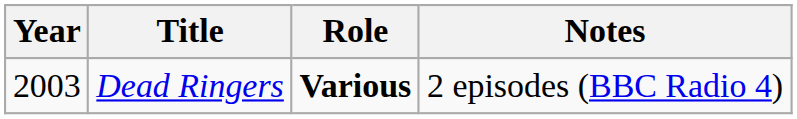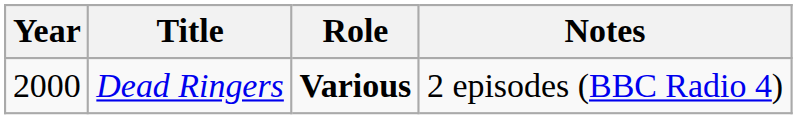(47, 85) 2003 -> (47, 85) 2000
